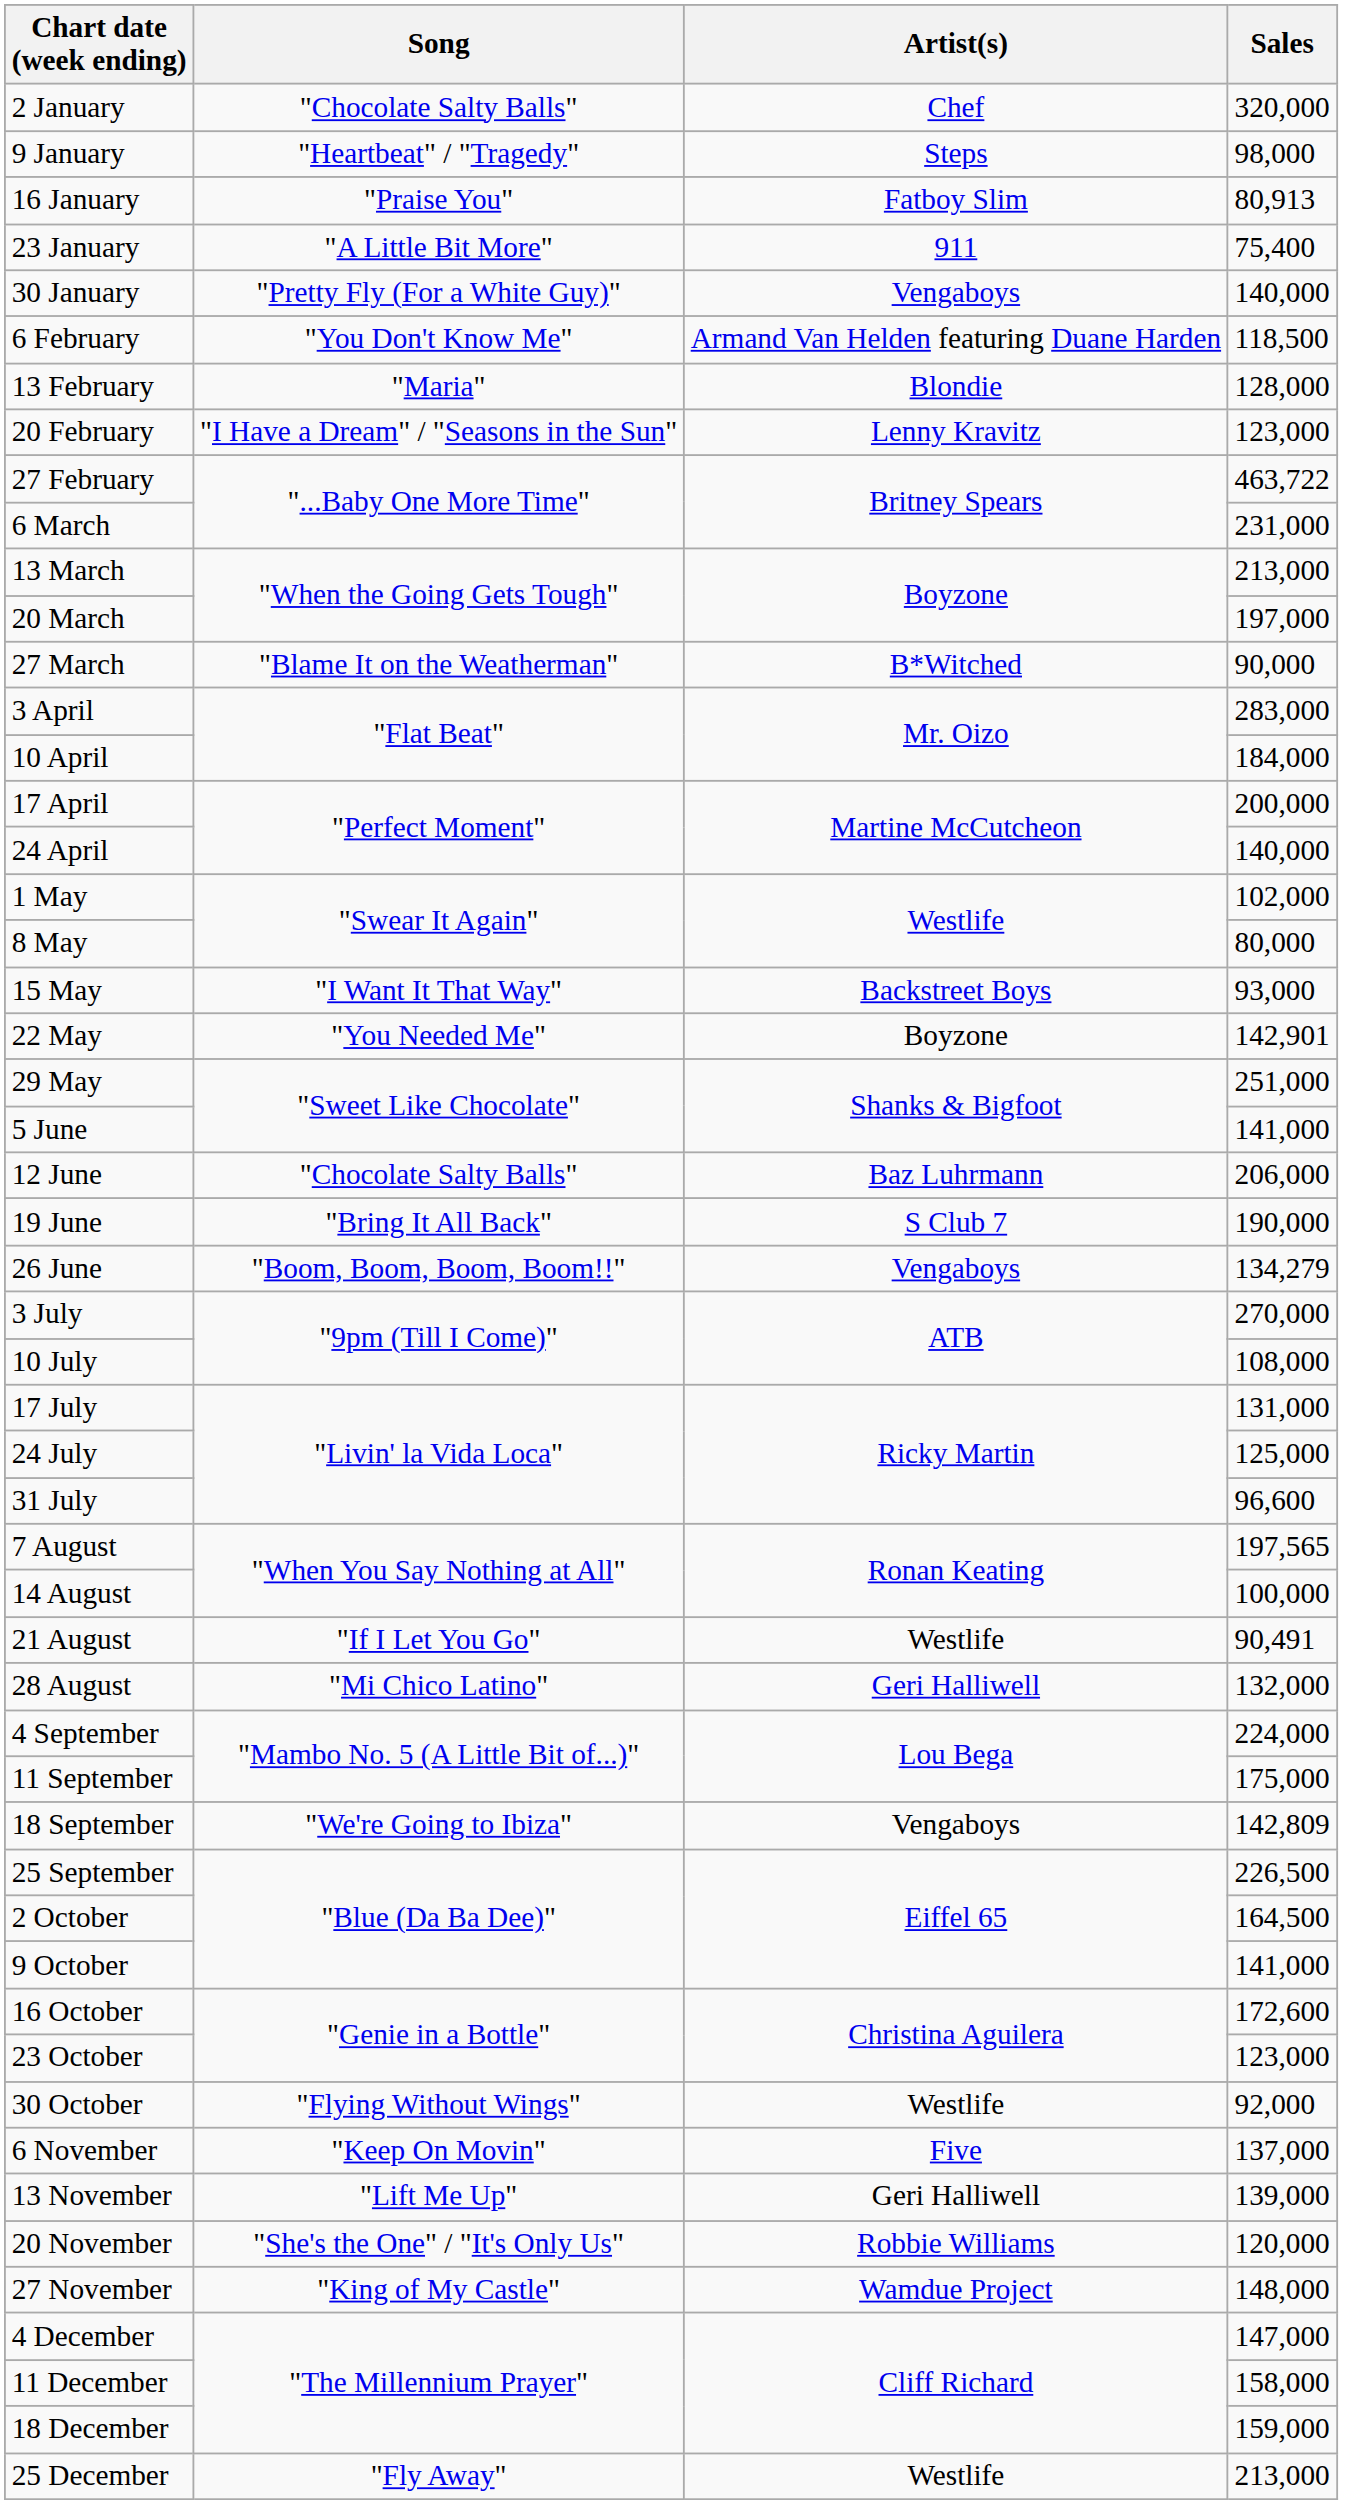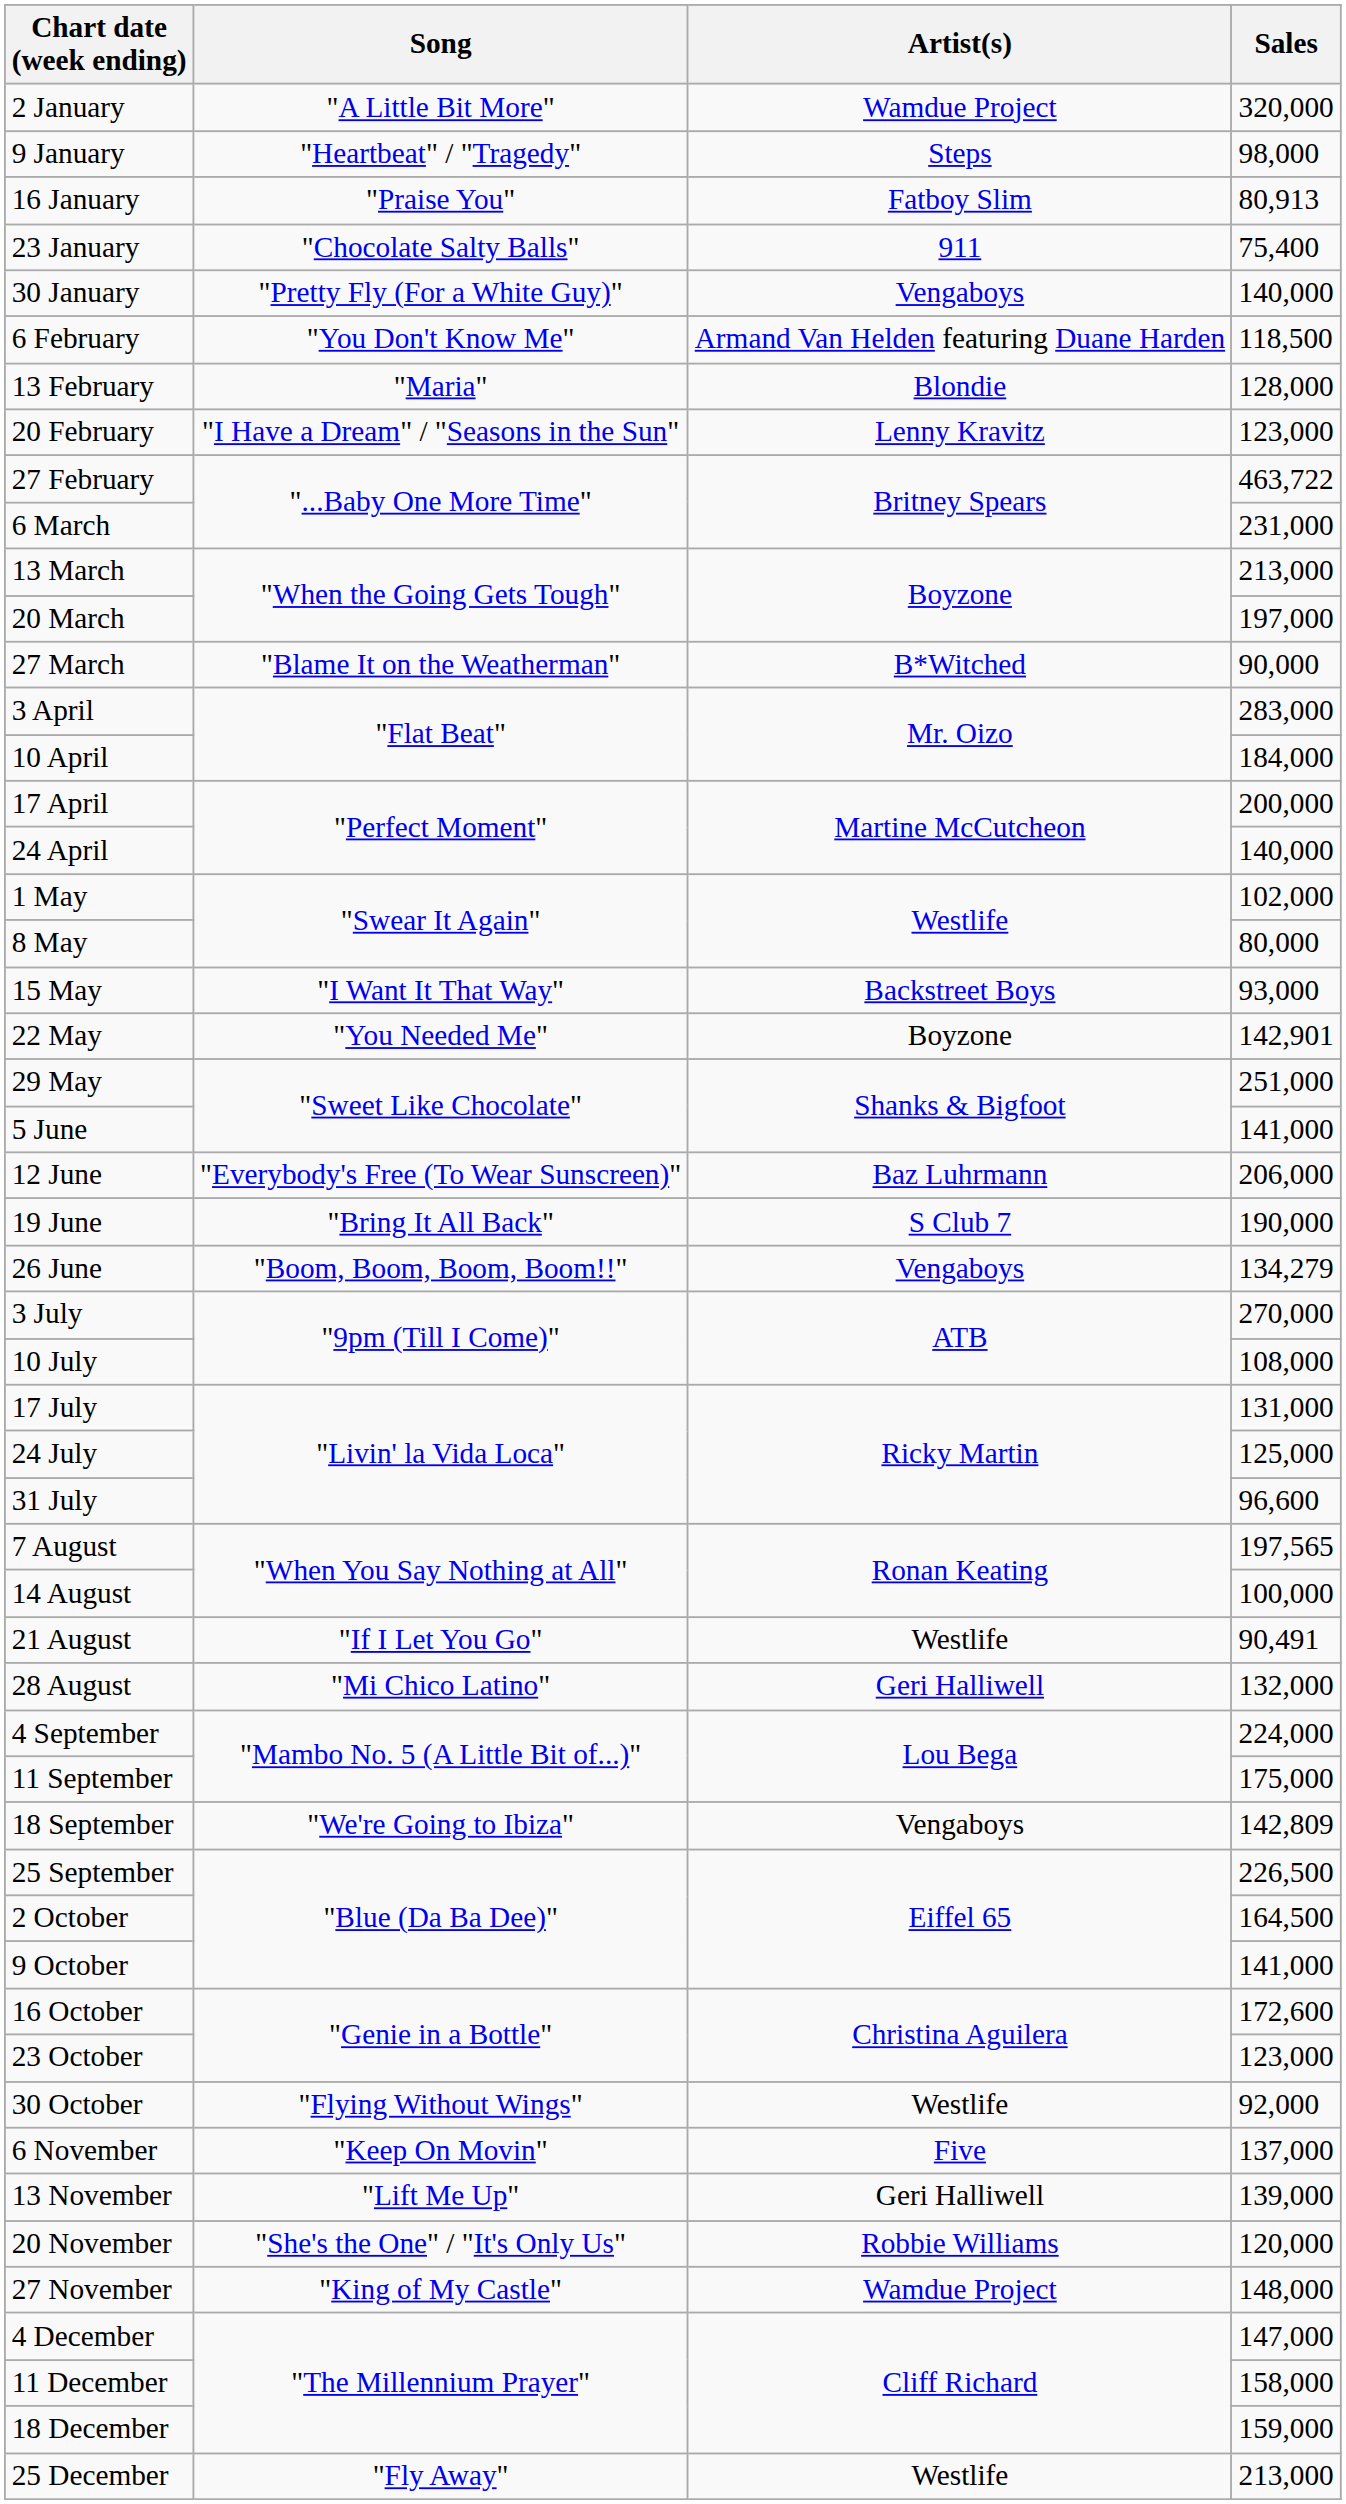(439, 107) "Chocolate Salty Balls" -> (441, 107) "A Little Bit More"
(956, 107) Chef -> (960, 107) Wamdue Project
(439, 246) "A Little Bit More" -> (441, 246) "Chocolate Salty Balls"
(439, 1175) "Chocolate Salty Balls" -> (441, 1175) "Everybody's Free (To Wear Sunscreen)"
